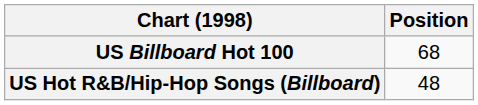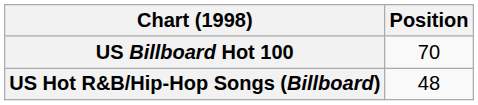(429, 52) 68 -> (429, 52) 70
